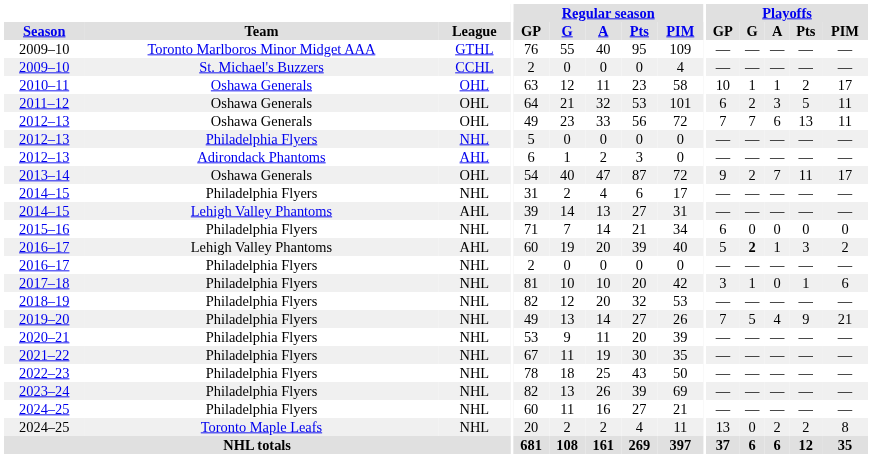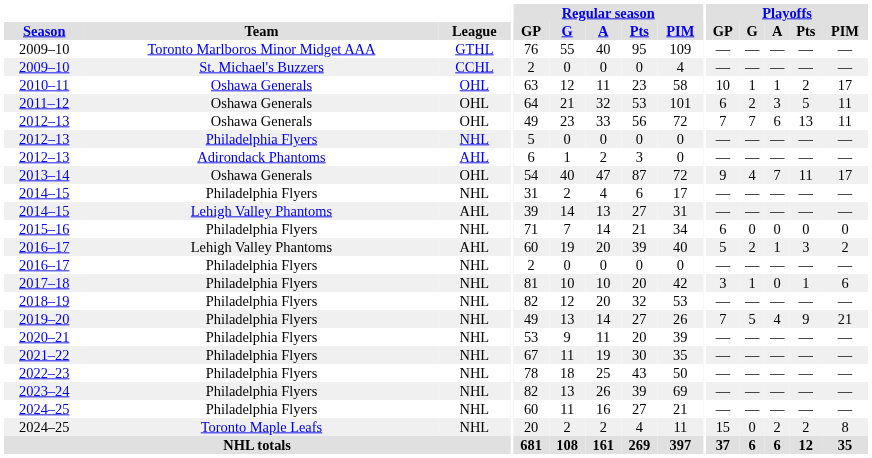(752, 175) 2 -> (752, 175) 4
(752, 247) bold -> (752, 247) normal
(723, 427) 13 -> (723, 427) 15
